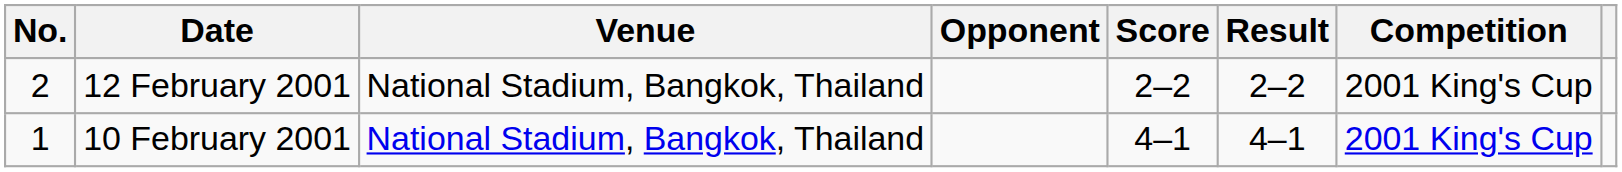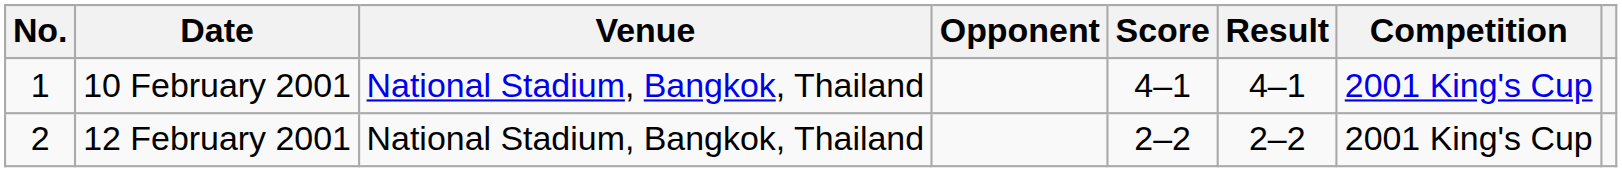rows swapped: (217, 138) <-> (217, 85)
